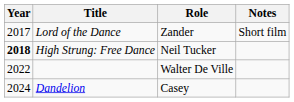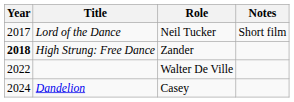(177, 32) Zander -> (188, 32) Neil Tucker
(188, 50) Neil Tucker -> (177, 50) Zander
